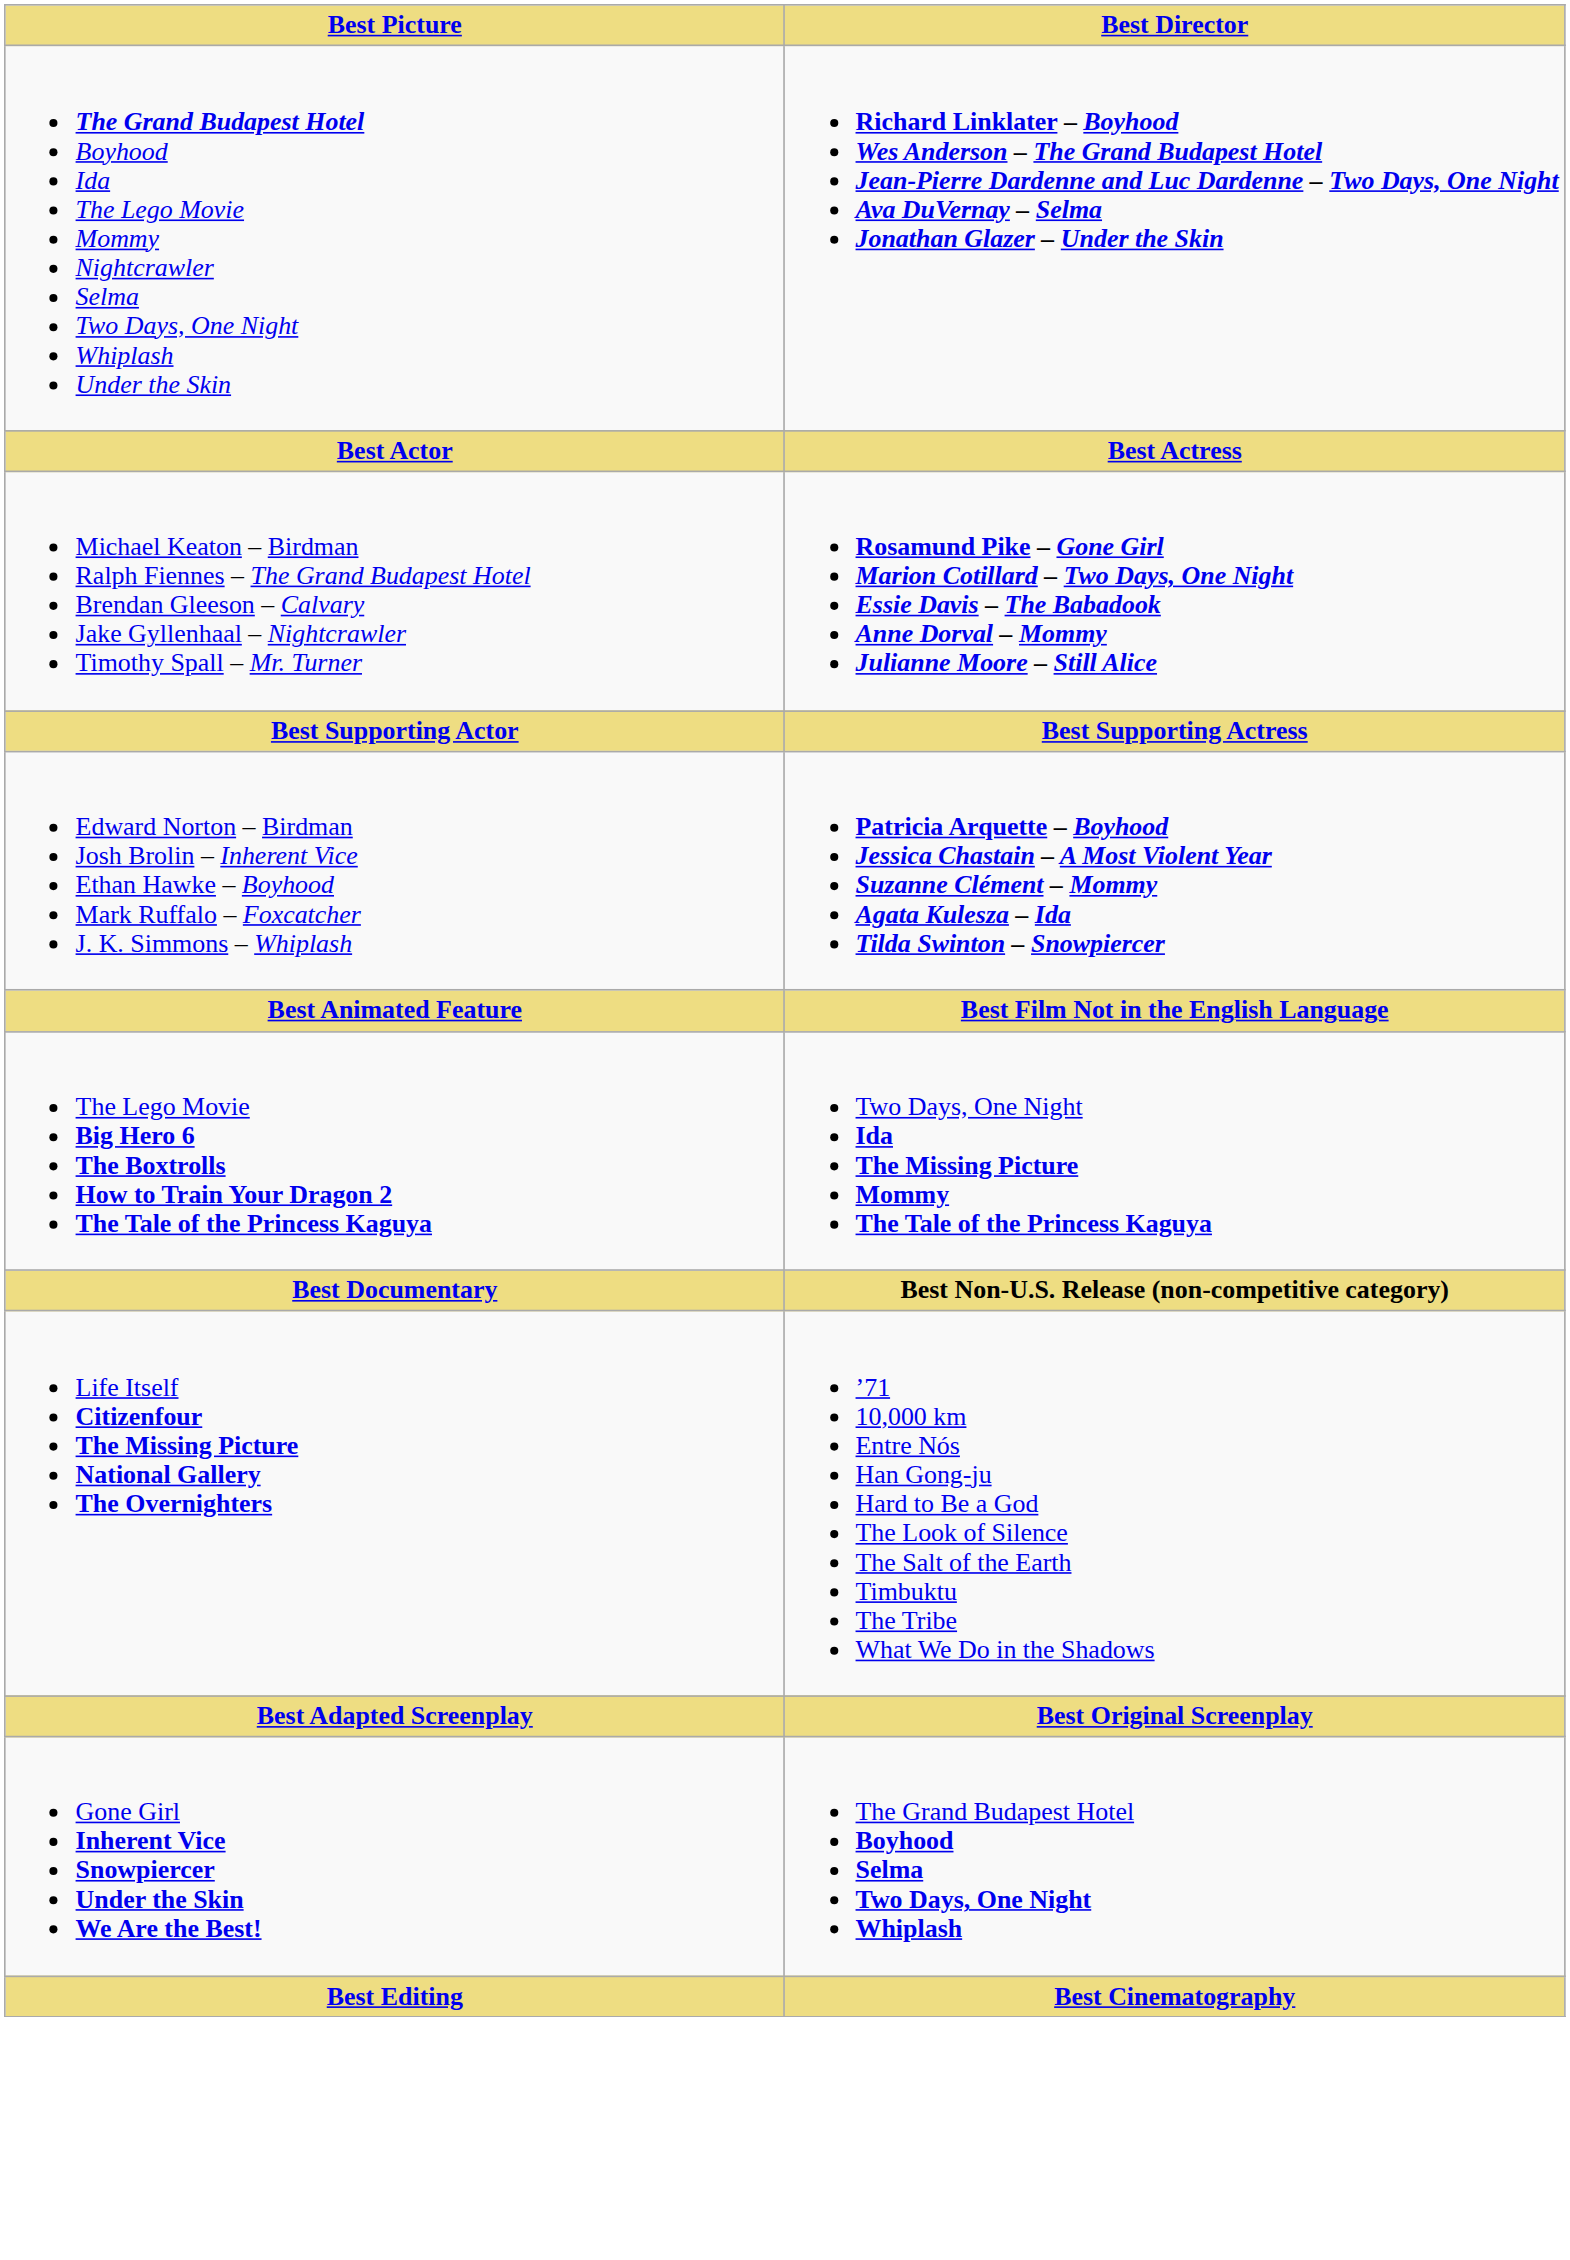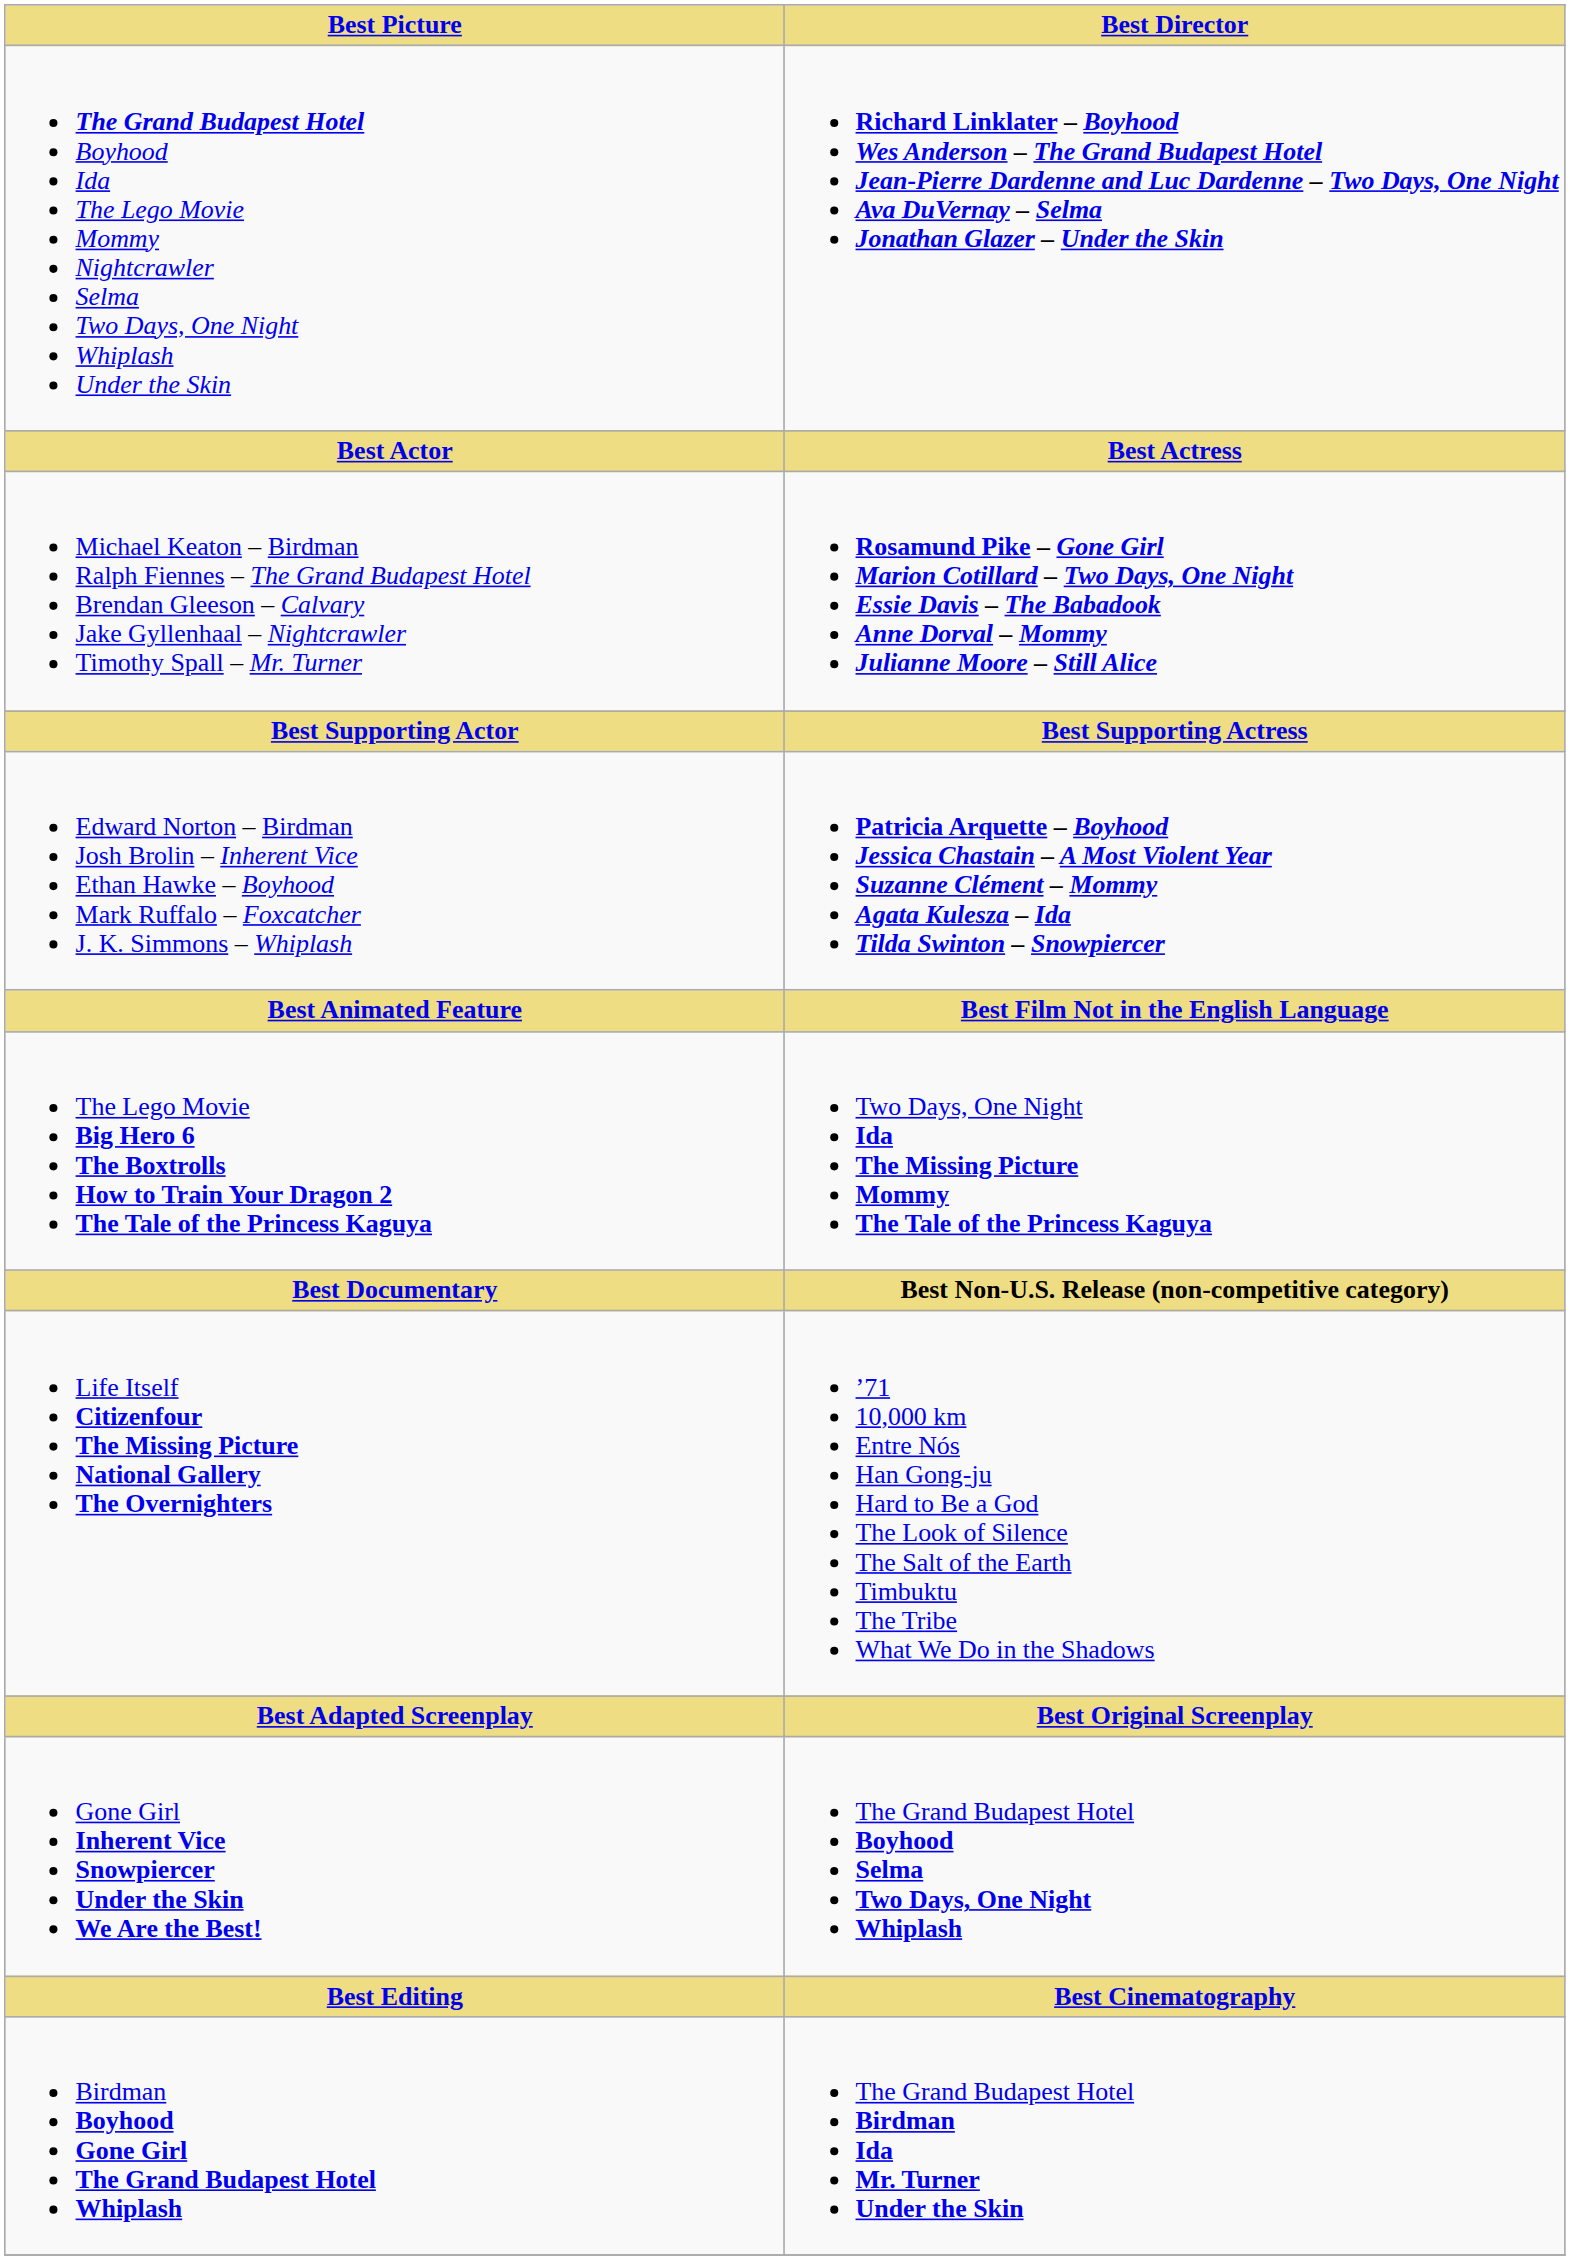+ row: (395, 2151)
